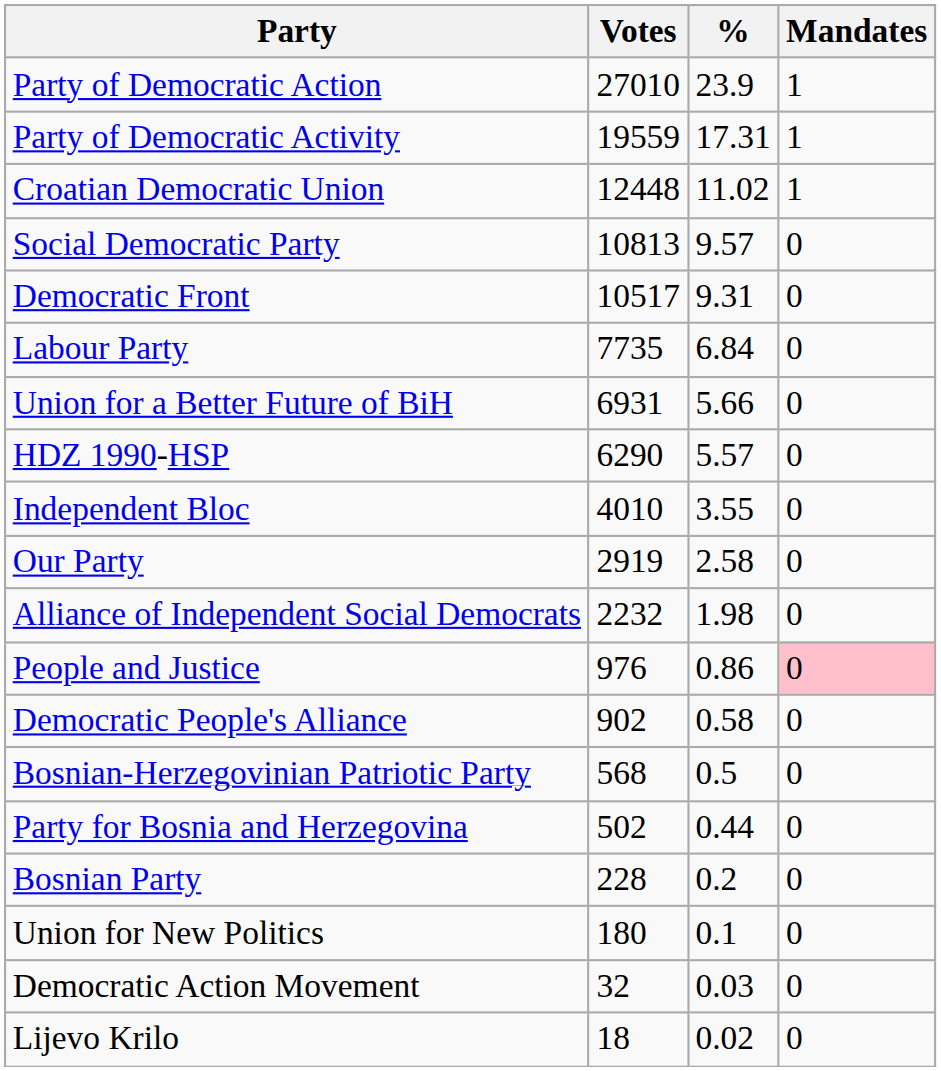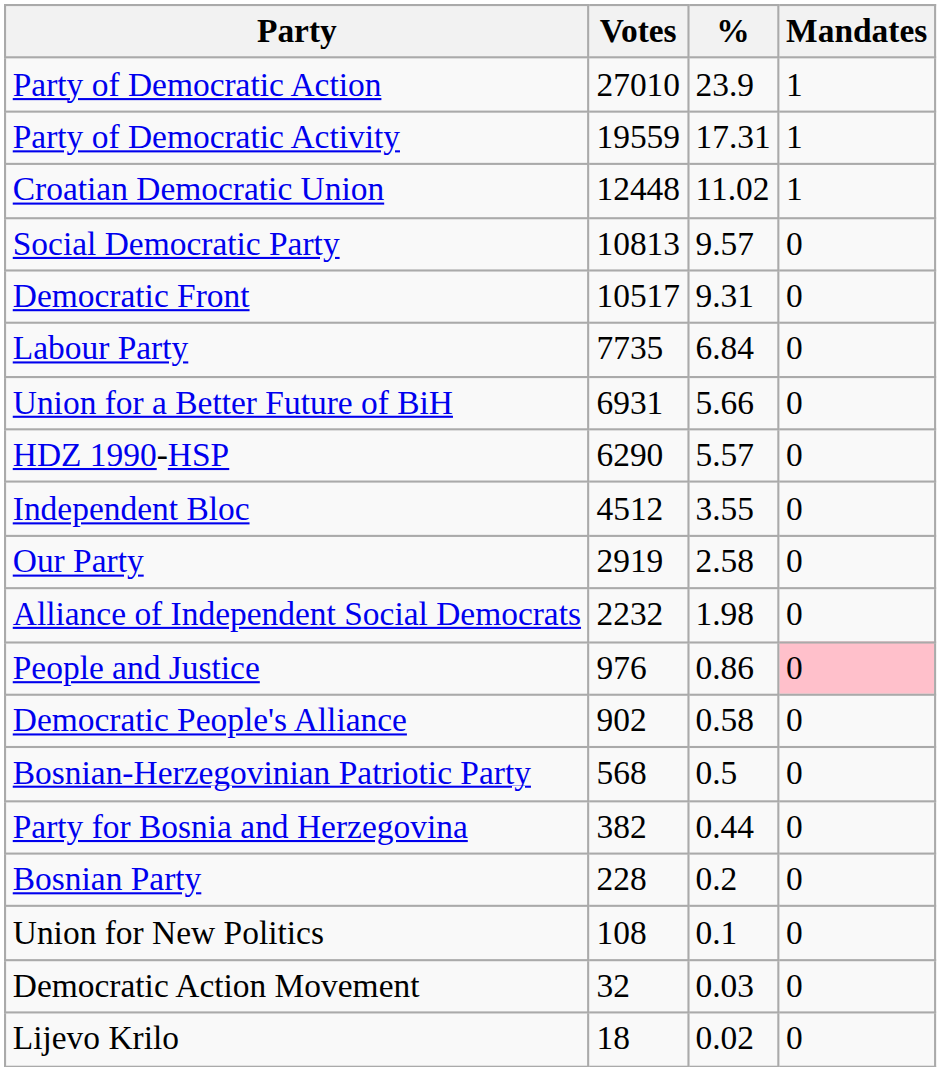(630, 508) 4010 -> (630, 508) 4512
(622, 826) 502 -> (622, 826) 382
(622, 932) 180 -> (622, 932) 108
